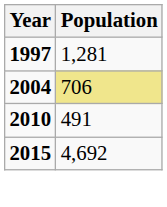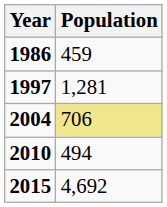+ row: (30, 53)
(76, 119) 491 -> (76, 152) 494
